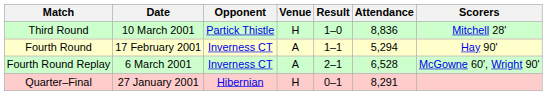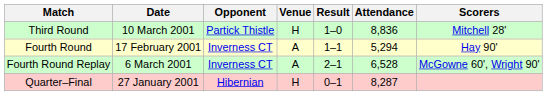(384, 82) 8,291 -> (384, 82) 8,287
